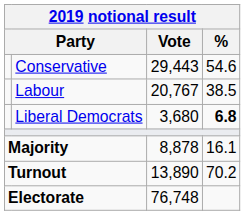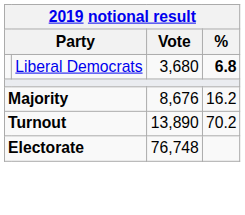- row: (61, 66)
- row: (40, 91)
(179, 148) 8,878 -> (179, 98) 8,676
(221, 148) 16.1 -> (221, 98) 16.2
